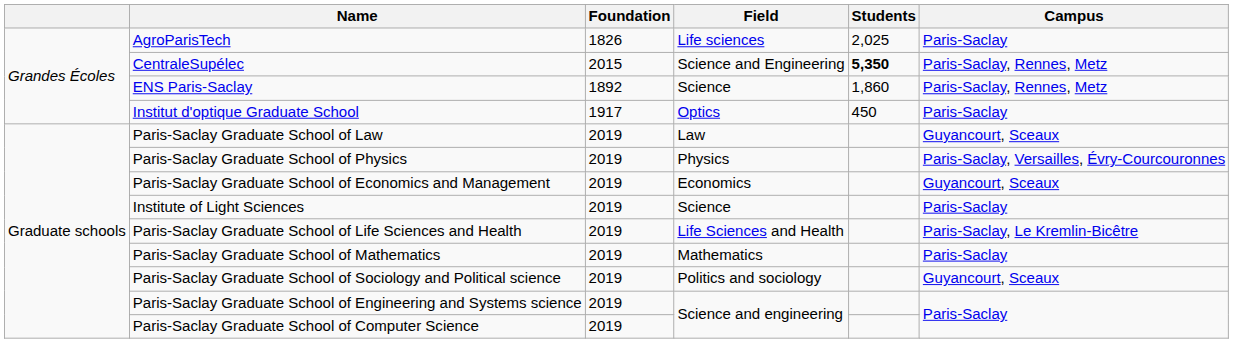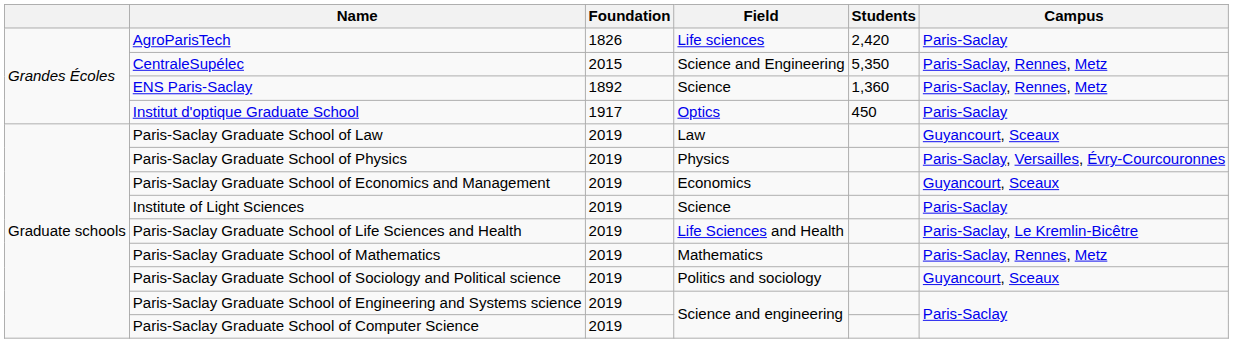(870, 40) 2,025 -> (870, 40) 2,420
(870, 64) bold -> (870, 64) normal
(870, 87) 1,860 -> (870, 87) 1,360
(965, 254) Paris-Saclay -> (1015, 254) Paris-Saclay, Rennes, Metz
